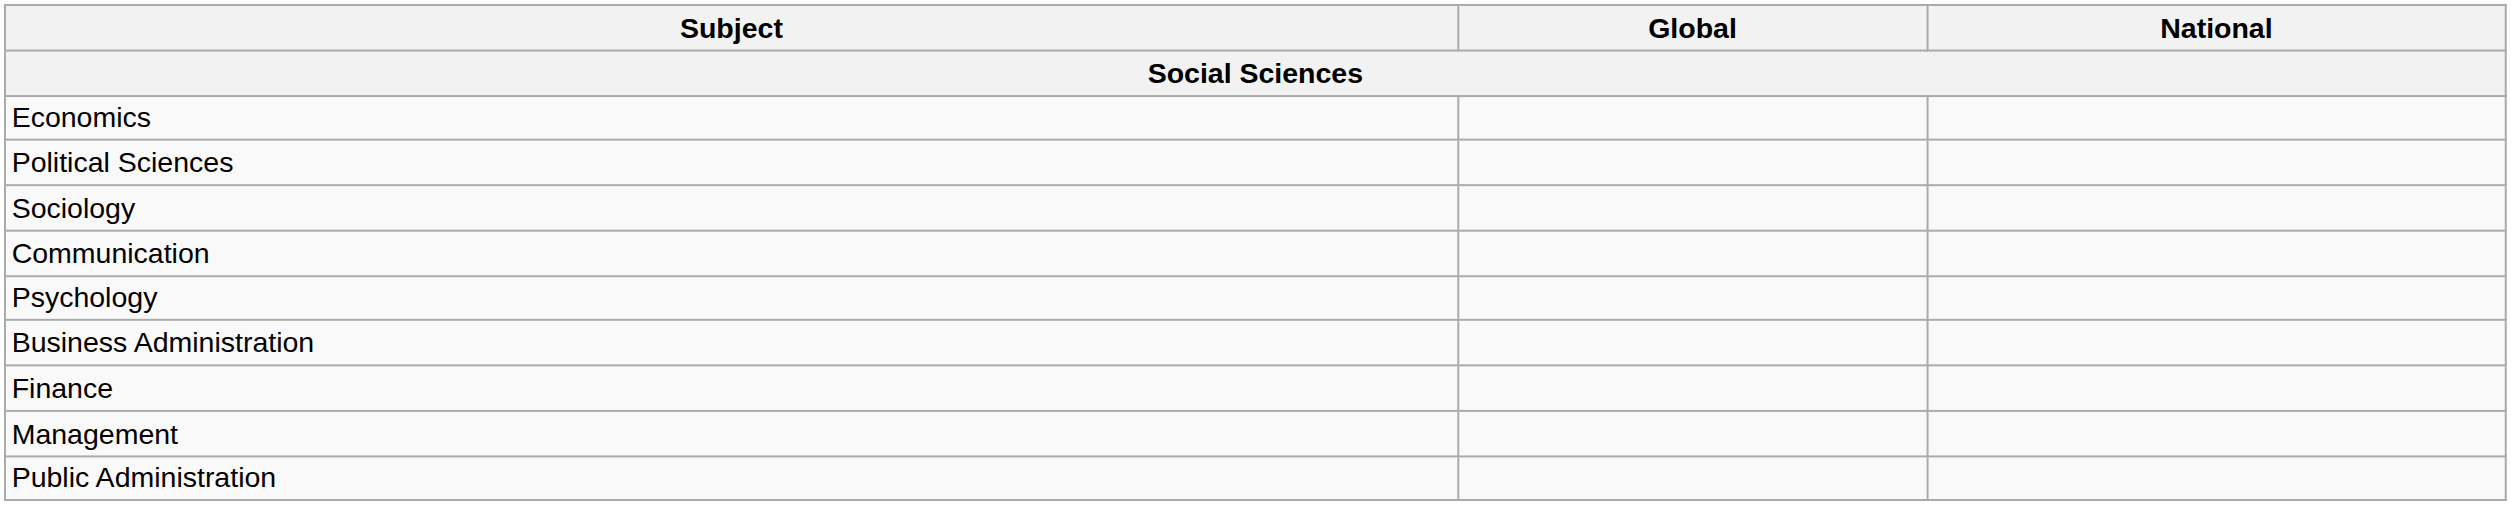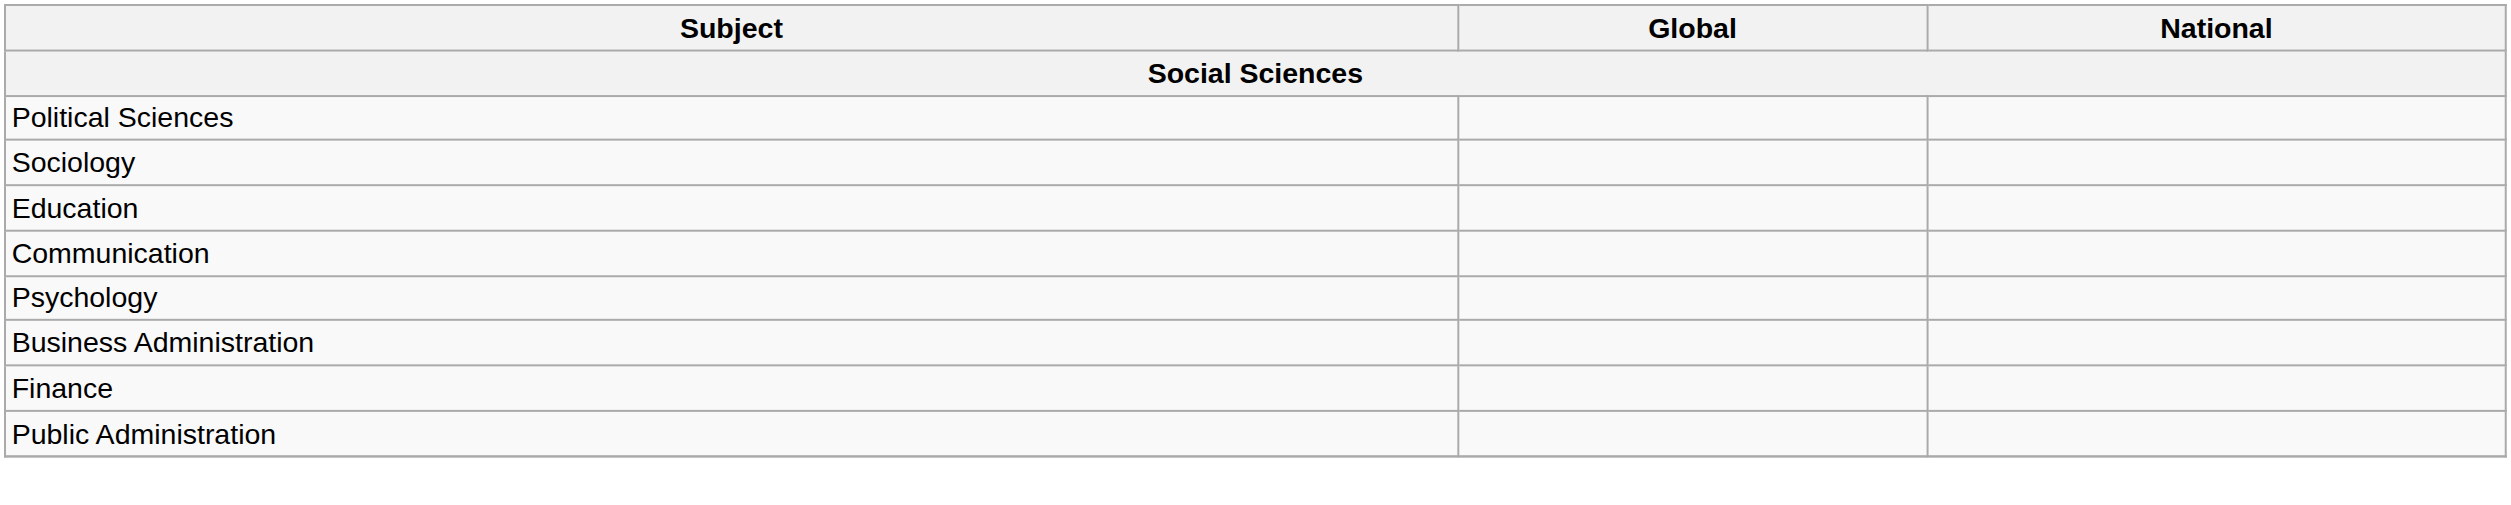- row: (81, 118)
+ row: (75, 208)
- row: (95, 433)
